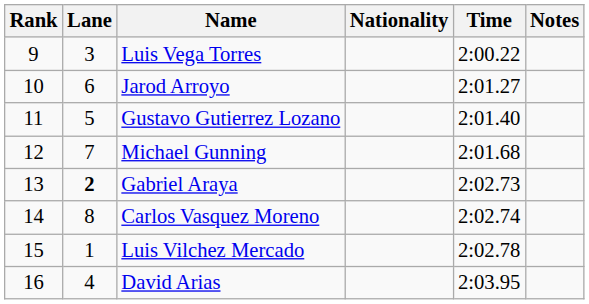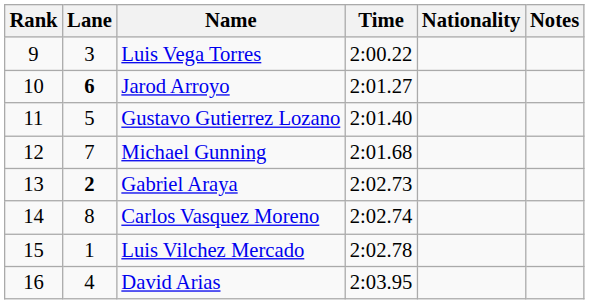columns swapped: (399, 20) <-> (489, 20)
(89, 86) normal -> (89, 86) bold
